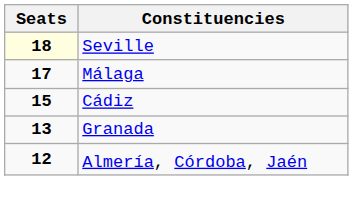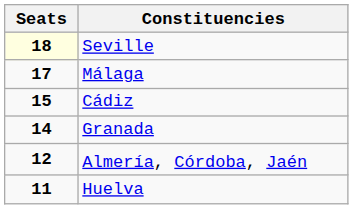(41, 130) 13 -> (41, 130) 14
+ row: (113, 189)
